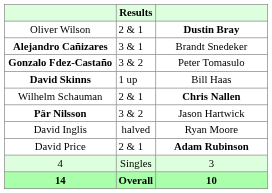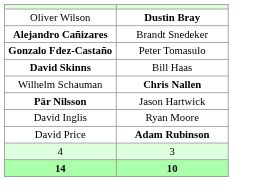- column: (136, 12)
